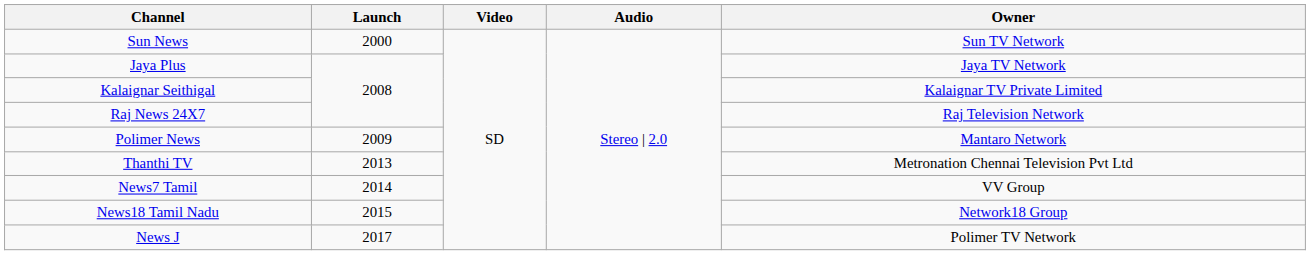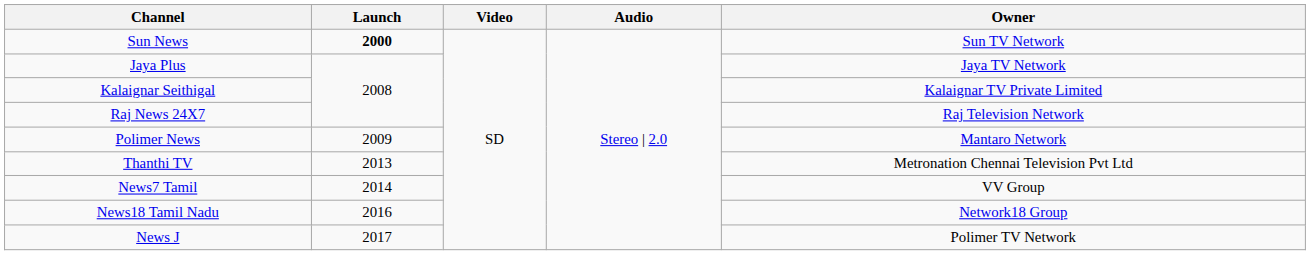(377, 41) normal -> (377, 41) bold
(377, 212) 2015 -> (377, 212) 2016
